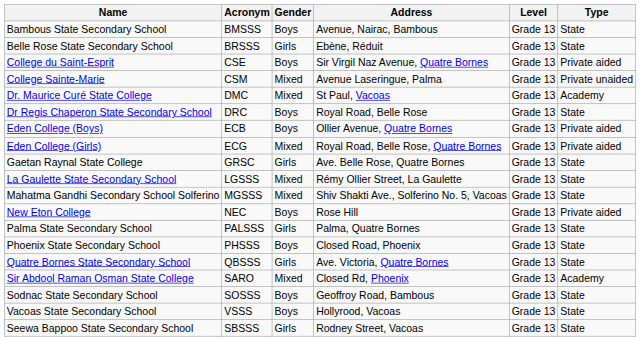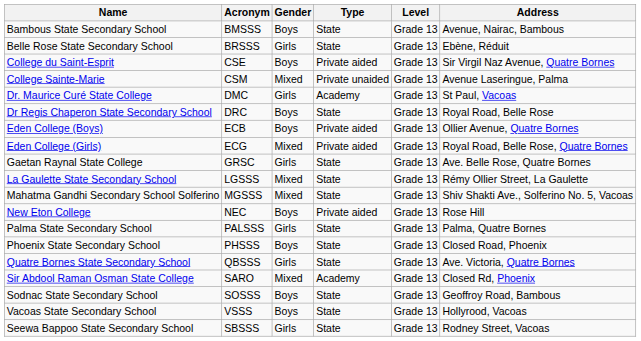columns swapped: (597, 13) <-> (411, 13)
(289, 96) Mixed -> (285, 96) Girls
